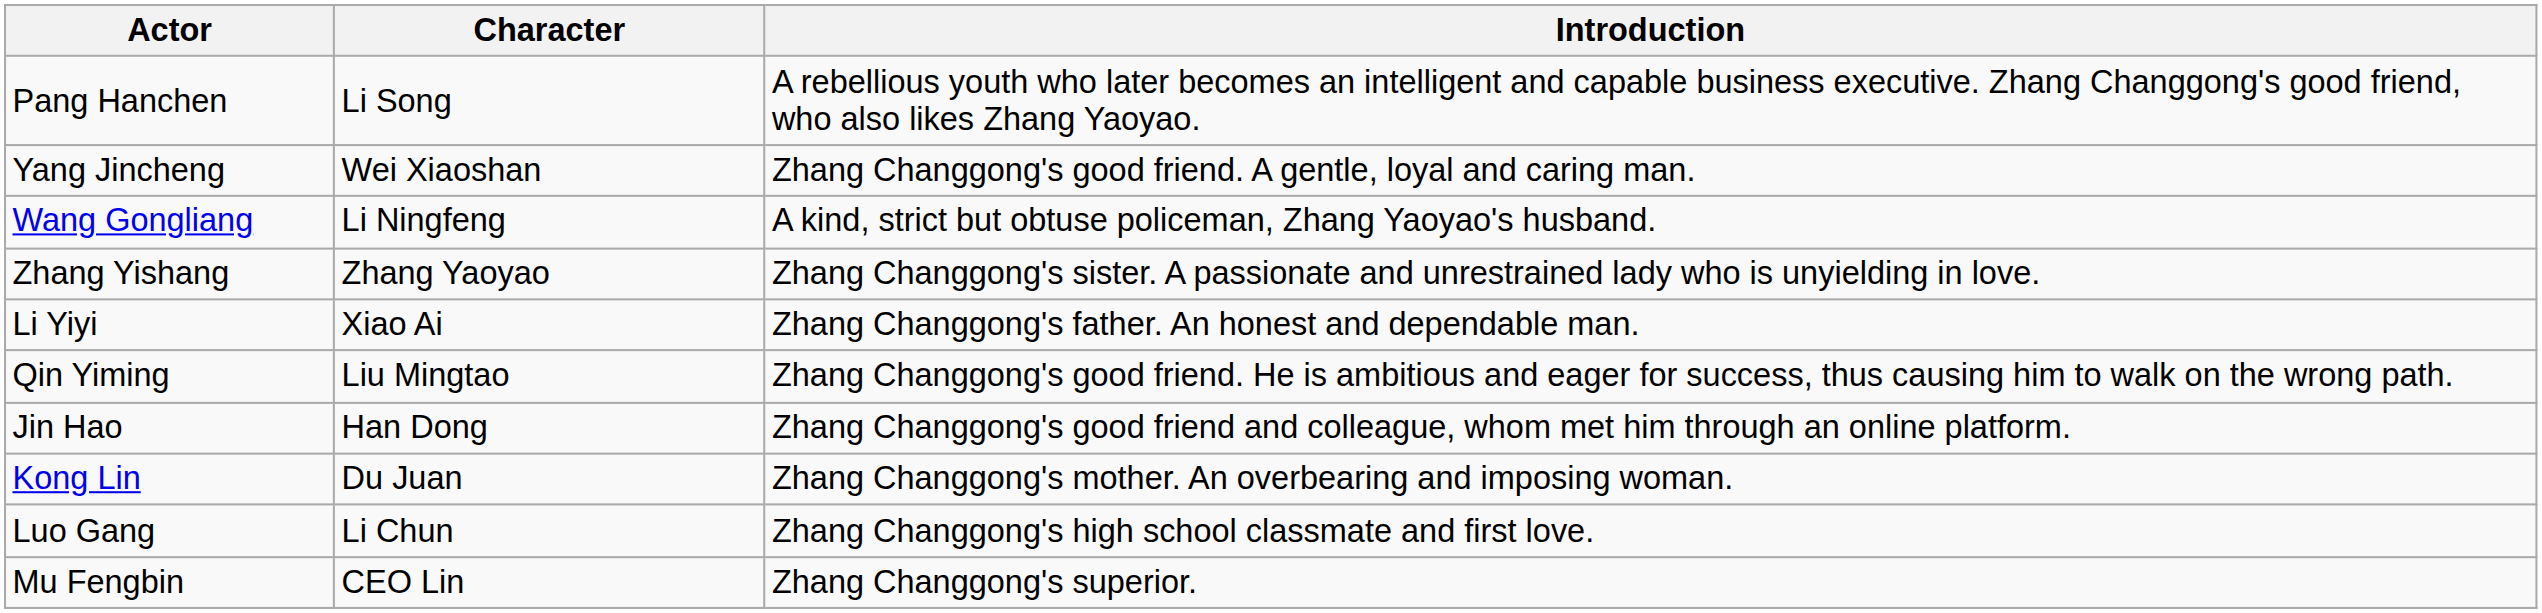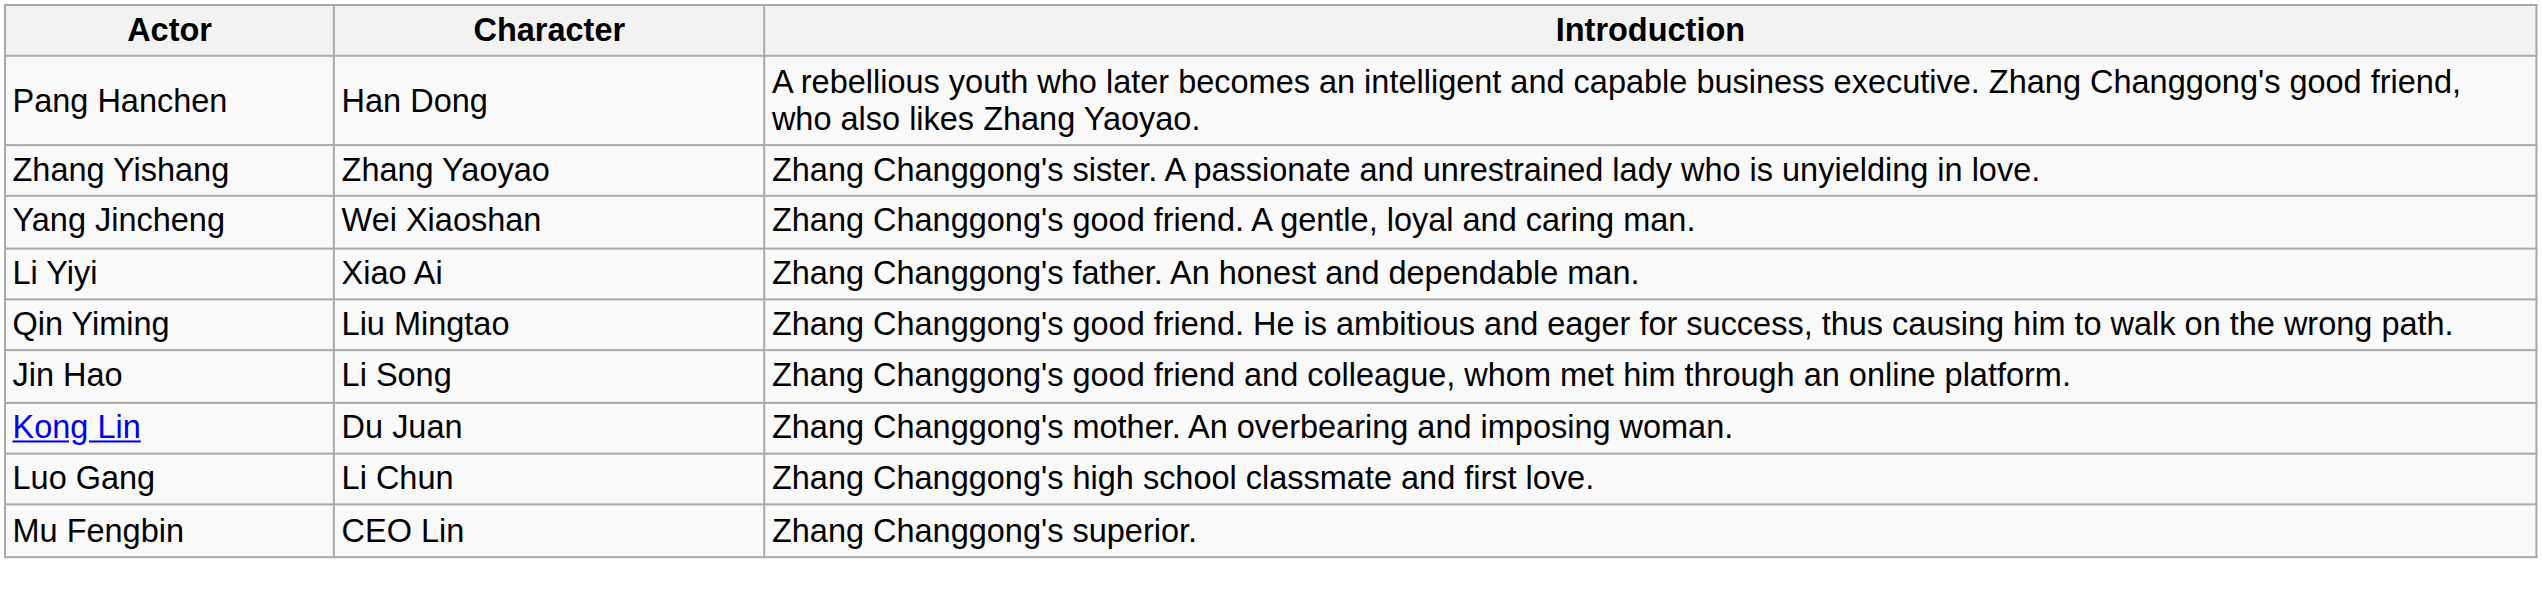(397, 100) Li Song -> (415, 100) Han Dong
rows swapped: (121, 272) <-> (119, 169)
- row: (133, 221)
(415, 427) Han Dong -> (397, 375) Li Song
